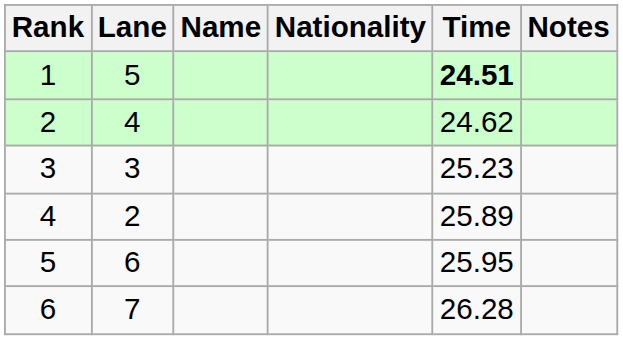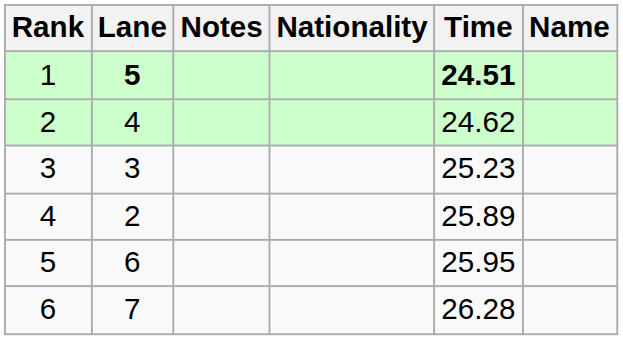columns swapped: (221, 27) <-> (569, 27)
(132, 74) normal -> (132, 74) bold
